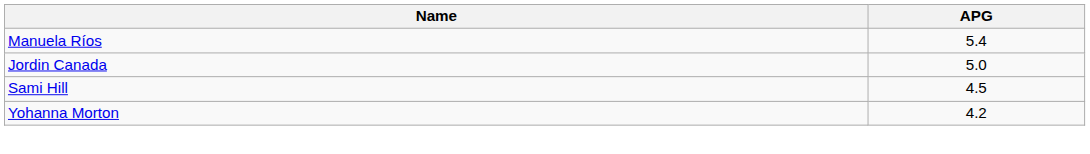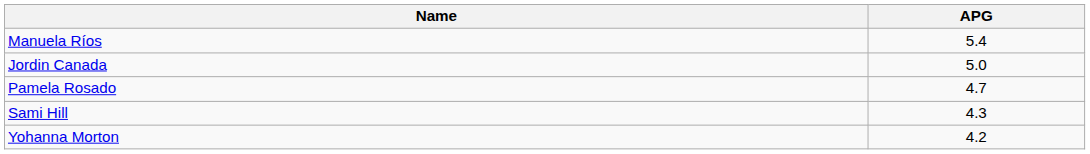+ row: (62, 88)
(976, 88) 4.5 -> (976, 112) 4.3
